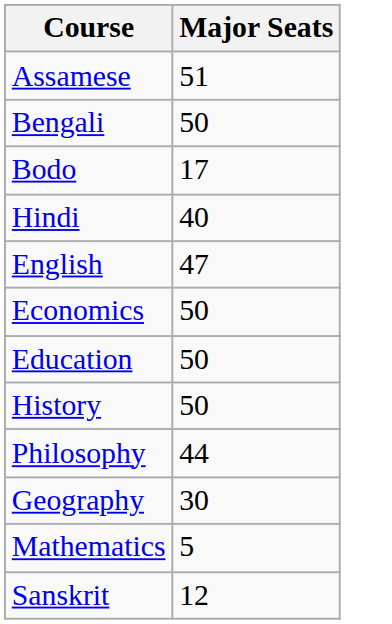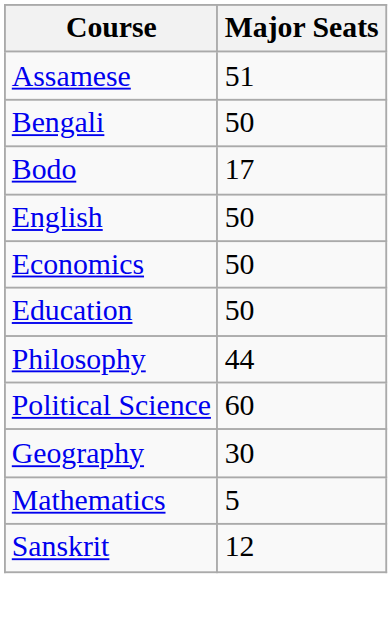- row: (46, 216)
(194, 264) 47 -> (240, 216) 50
- row: (56, 405)
+ row: (111, 405)
